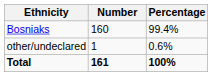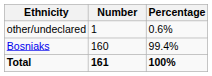rows swapped: (28, 29) <-> (46, 46)
